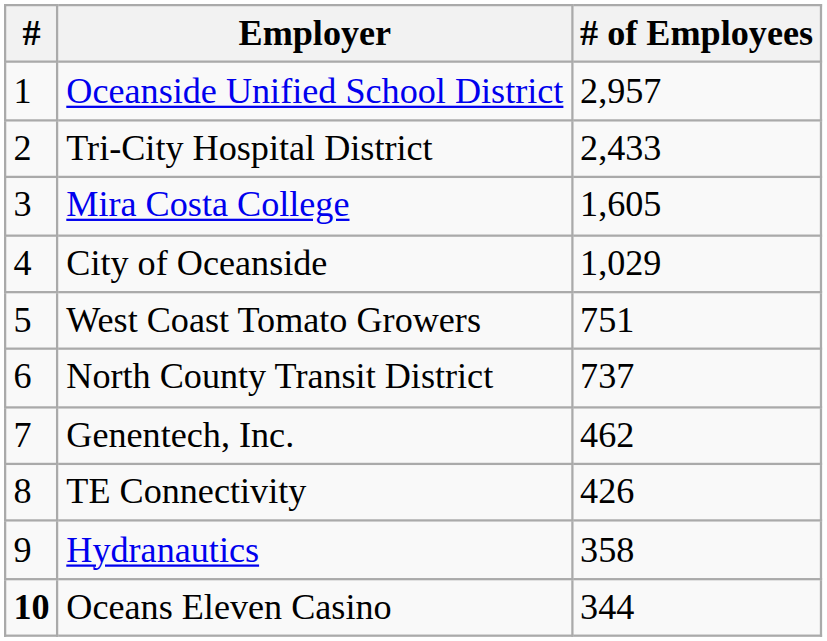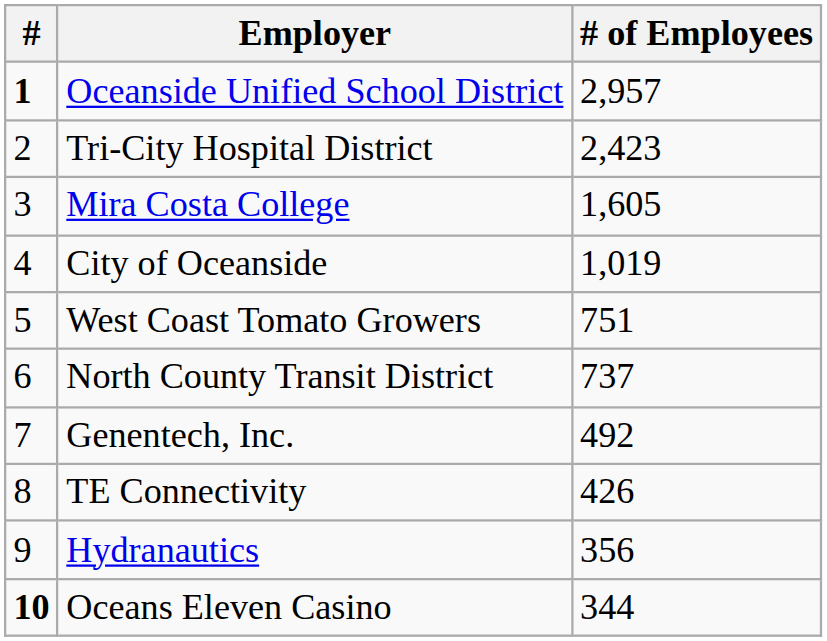(23, 90) normal -> (23, 90) bold
(621, 147) 2,433 -> (621, 147) 2,423
(621, 262) 1,029 -> (621, 262) 1,019
(607, 434) 462 -> (607, 434) 492
(607, 549) 358 -> (607, 549) 356
